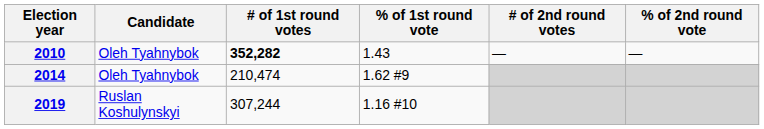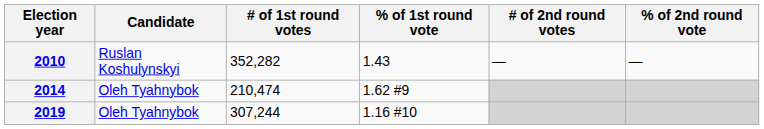(149, 53) Oleh Tyahnybok -> (139, 61) Ruslan Koshulynskyi
(255, 53) bold -> (255, 61) normal
(139, 105) Ruslan Koshulynskyi -> (149, 113) Oleh Tyahnybok
